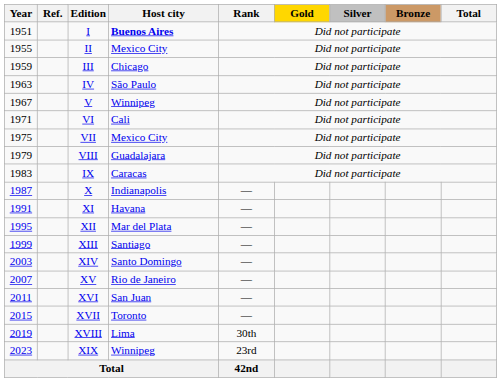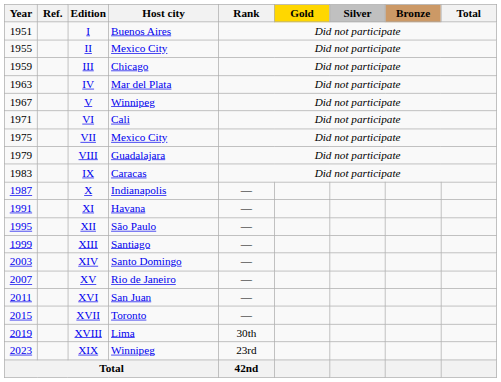(142, 31) bold -> (141, 31) normal
(134, 84) São Paulo -> (141, 84) Mar del Plata
(141, 226) Mar del Plata -> (134, 226) São Paulo
